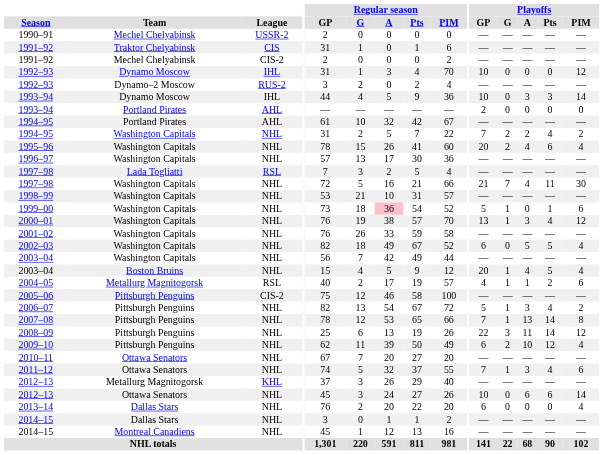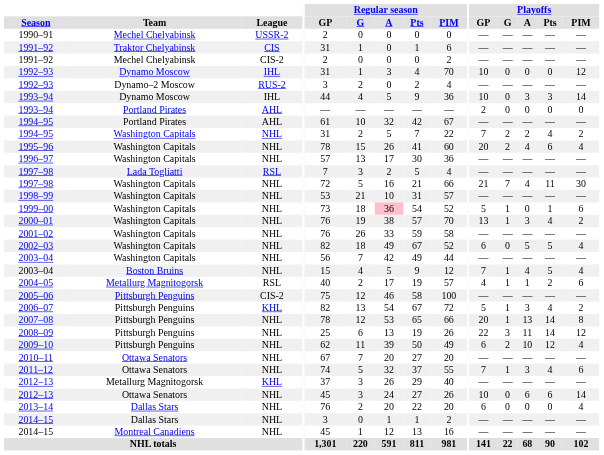(581, 221) 12 -> (581, 221) 2
(483, 270) 20 -> (483, 270) 7
(272, 307) NHL -> (272, 307) KHL
(483, 320) 7 -> (483, 320) 20
